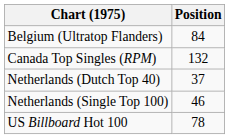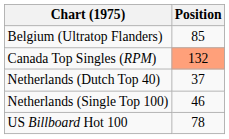(198, 36) 84 -> (198, 36) 85
(198, 58) no background -> (198, 58) lightsalmon background
